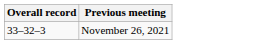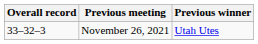+ column: (213, 13)
